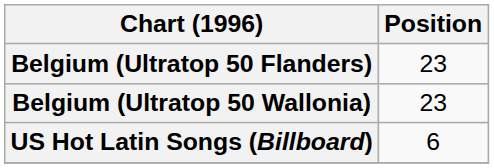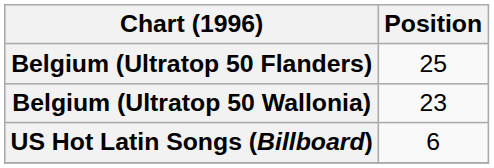(433, 63) 23 -> (433, 63) 25
